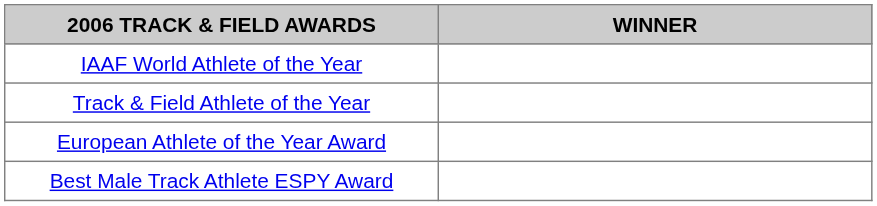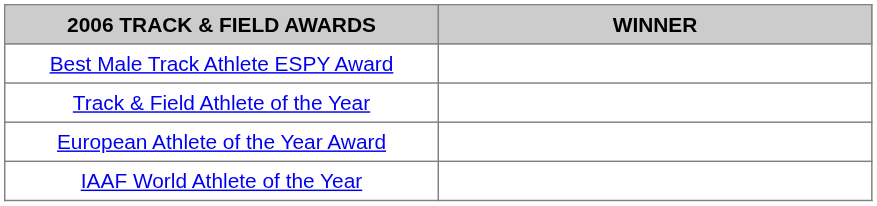rows swapped: (222, 63) <-> (221, 181)
